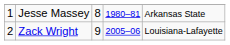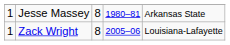(10, 31) 2 -> (10, 31) 1
(98, 31) 9 -> (98, 31) 8
